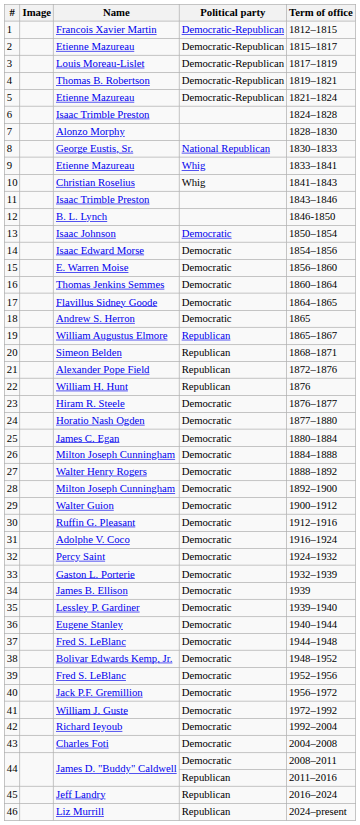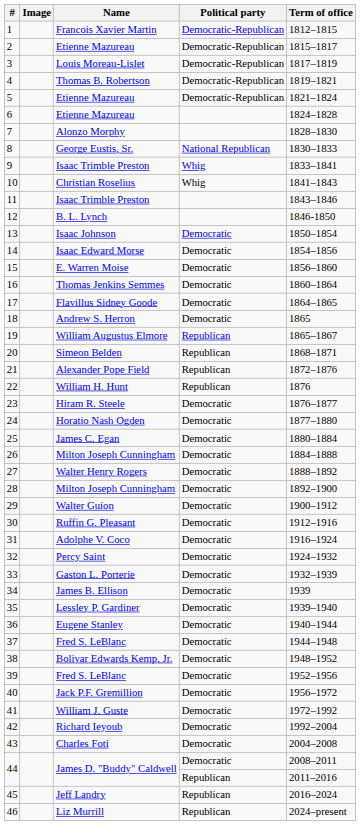(103, 115) Isaac Trimble Preston -> (95, 115) Etienne Mazureau
(95, 166) Etienne Mazureau -> (103, 166) Isaac Trimble Preston
